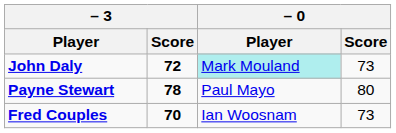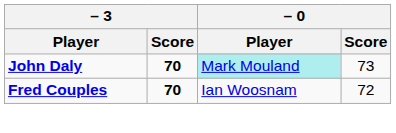(173, 66) 72 -> (173, 66) 70
- row: (61, 90)
(366, 115) 73 -> (366, 90) 72
